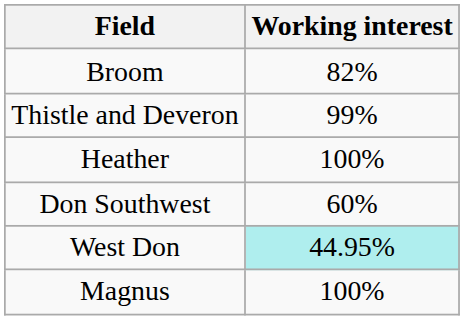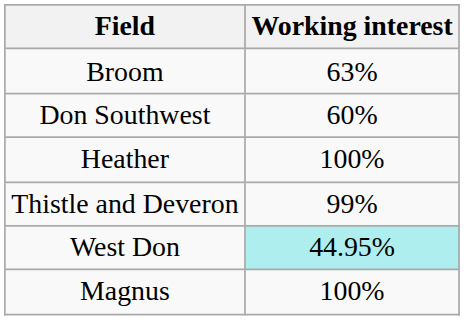(352, 70) 82% -> (352, 70) 63%
rows swapped: (125, 203) <-> (125, 114)
